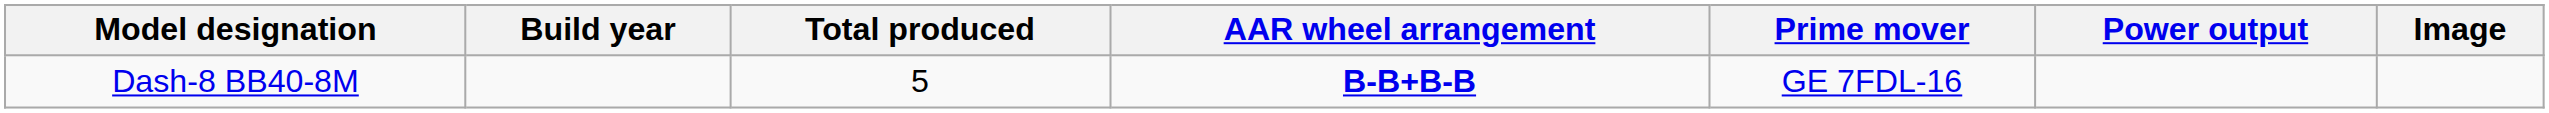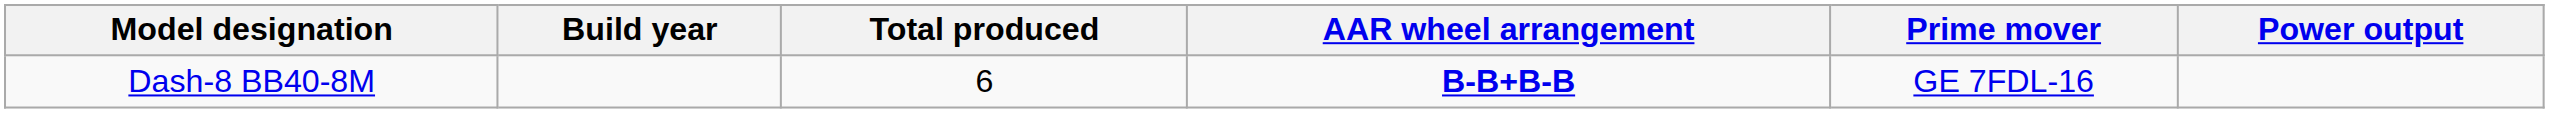- column: (2460, 30)
(920, 81) 5 -> (984, 81) 6
